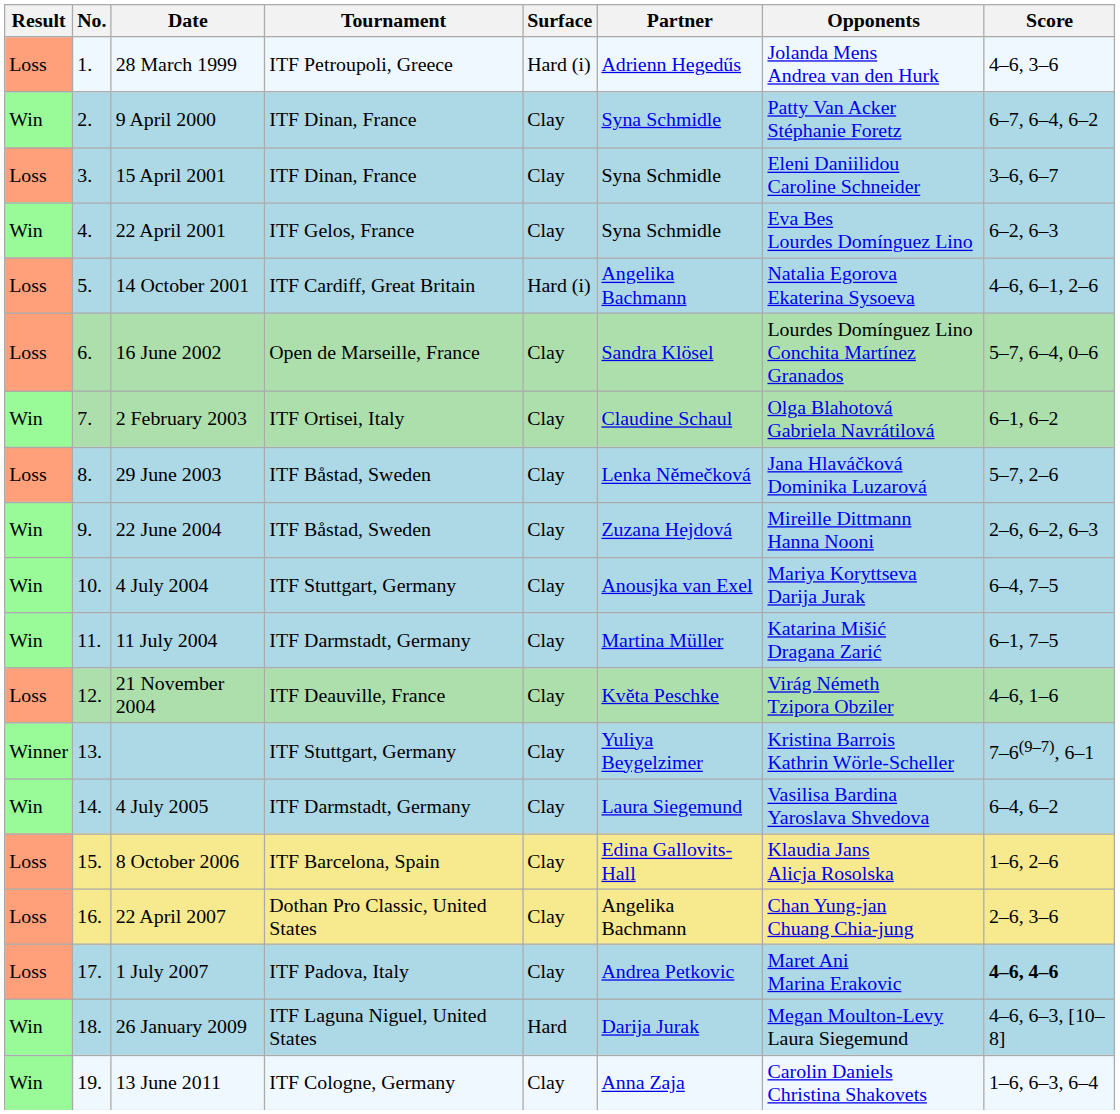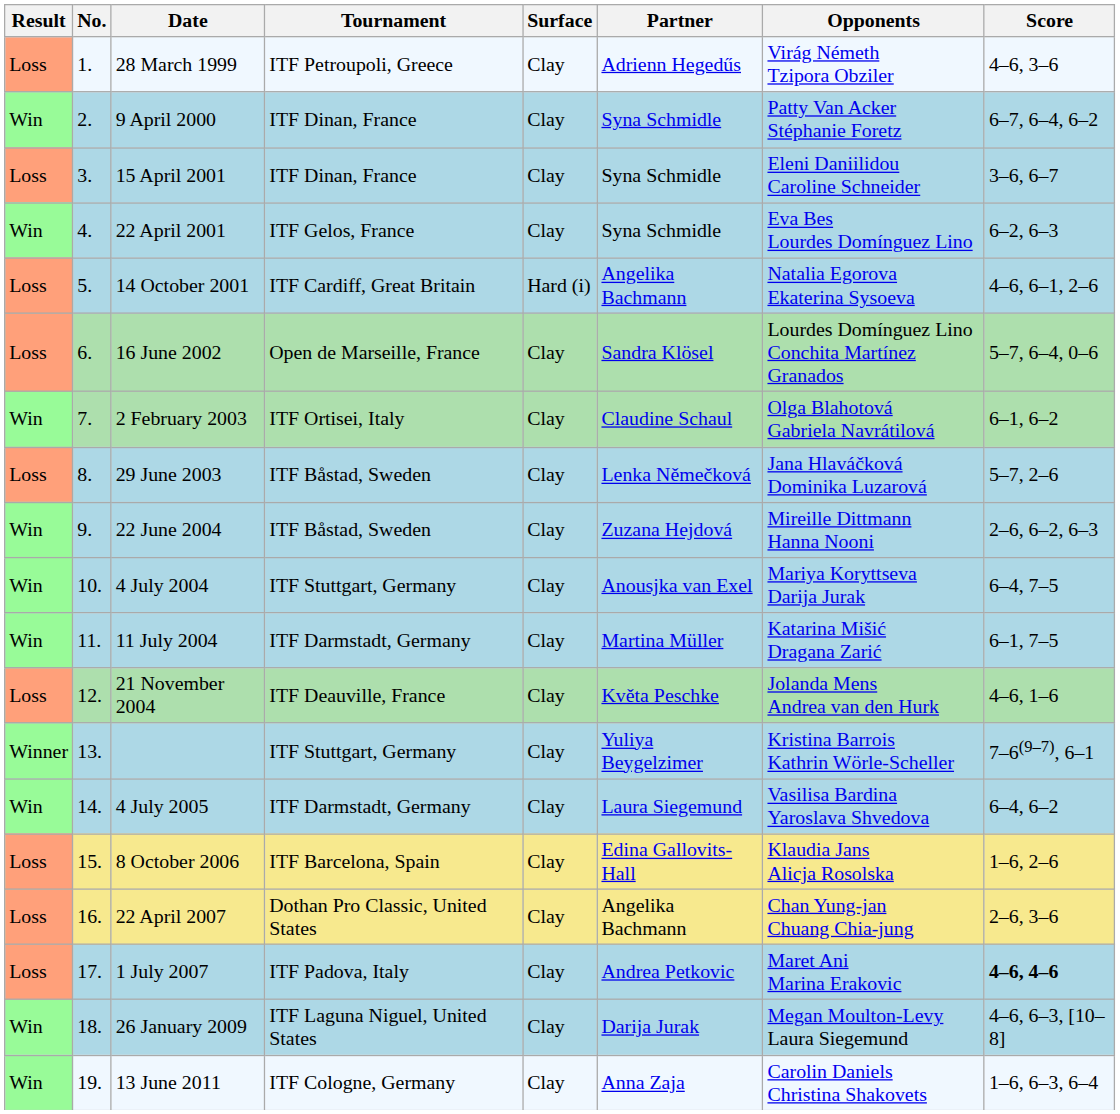(559, 63) Hard (i) -> (546, 63) Clay
(853, 63) Jolanda Mens Andrea van den Hurk -> (831, 63) Virág Németh Tzipora Obziler
(831, 695) Virág Németh Tzipora Obziler -> (853, 695) Jolanda Mens Andrea van den Hurk
(547, 1026) Hard -> (546, 1026) Clay
